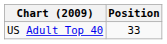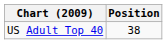(134, 30) 33 -> (134, 30) 38
